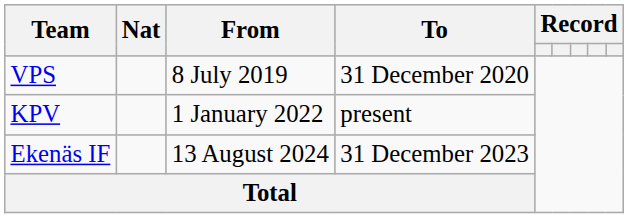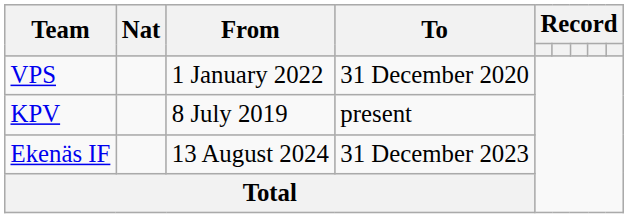(230, 74) 8 July 2019 -> (248, 74) 1 January 2022
(248, 114) 1 January 2022 -> (230, 114) 8 July 2019
